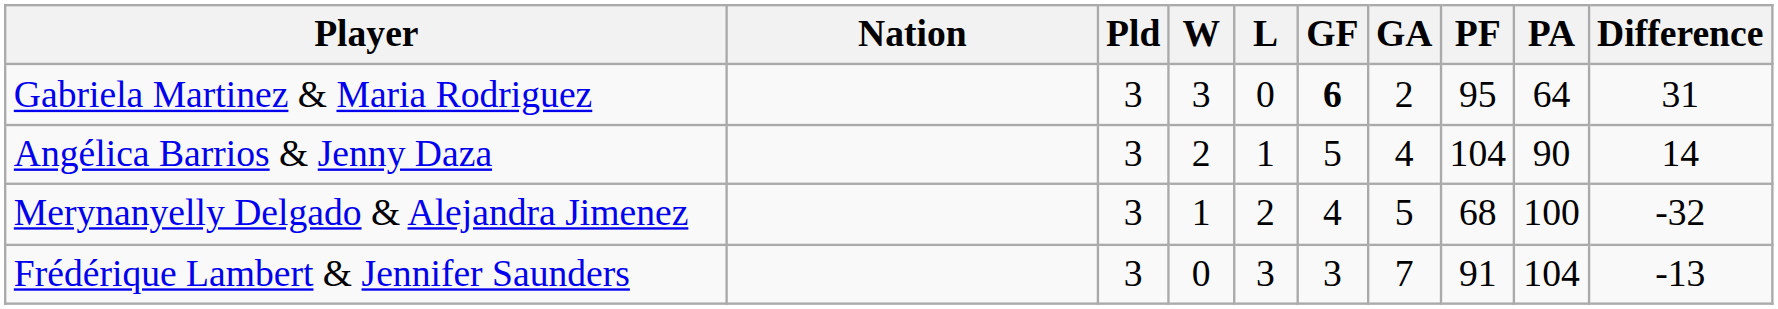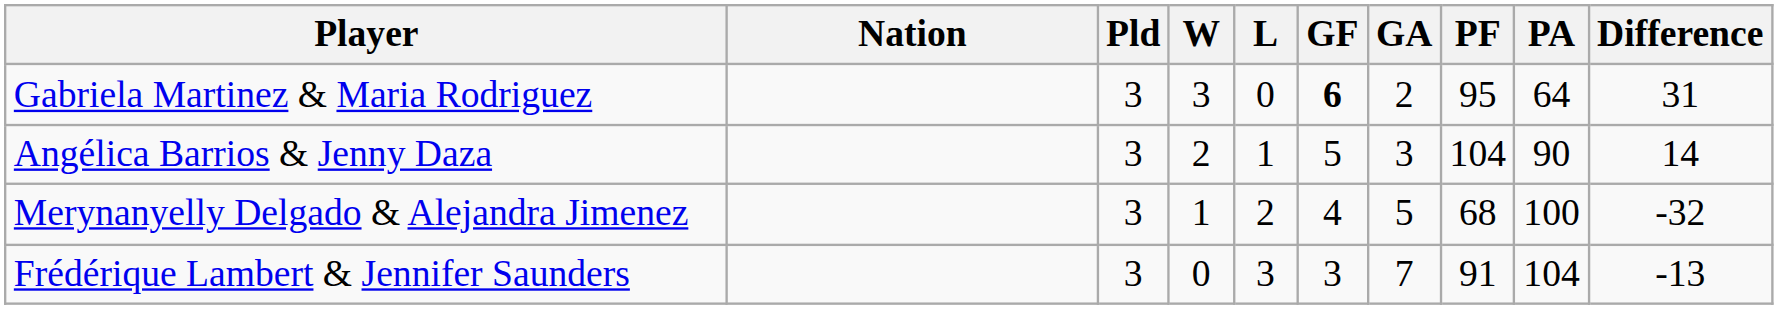(1404, 153) 4 -> (1404, 153) 3
